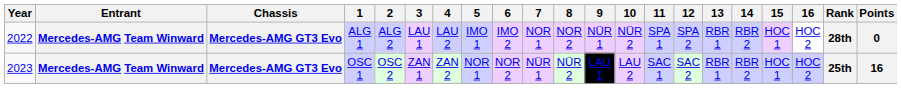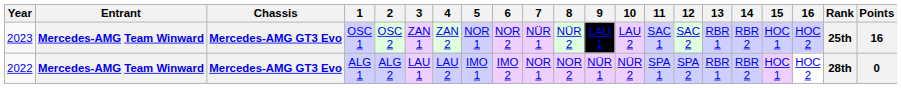rows swapped: (360, 37) <-> (360, 68)
